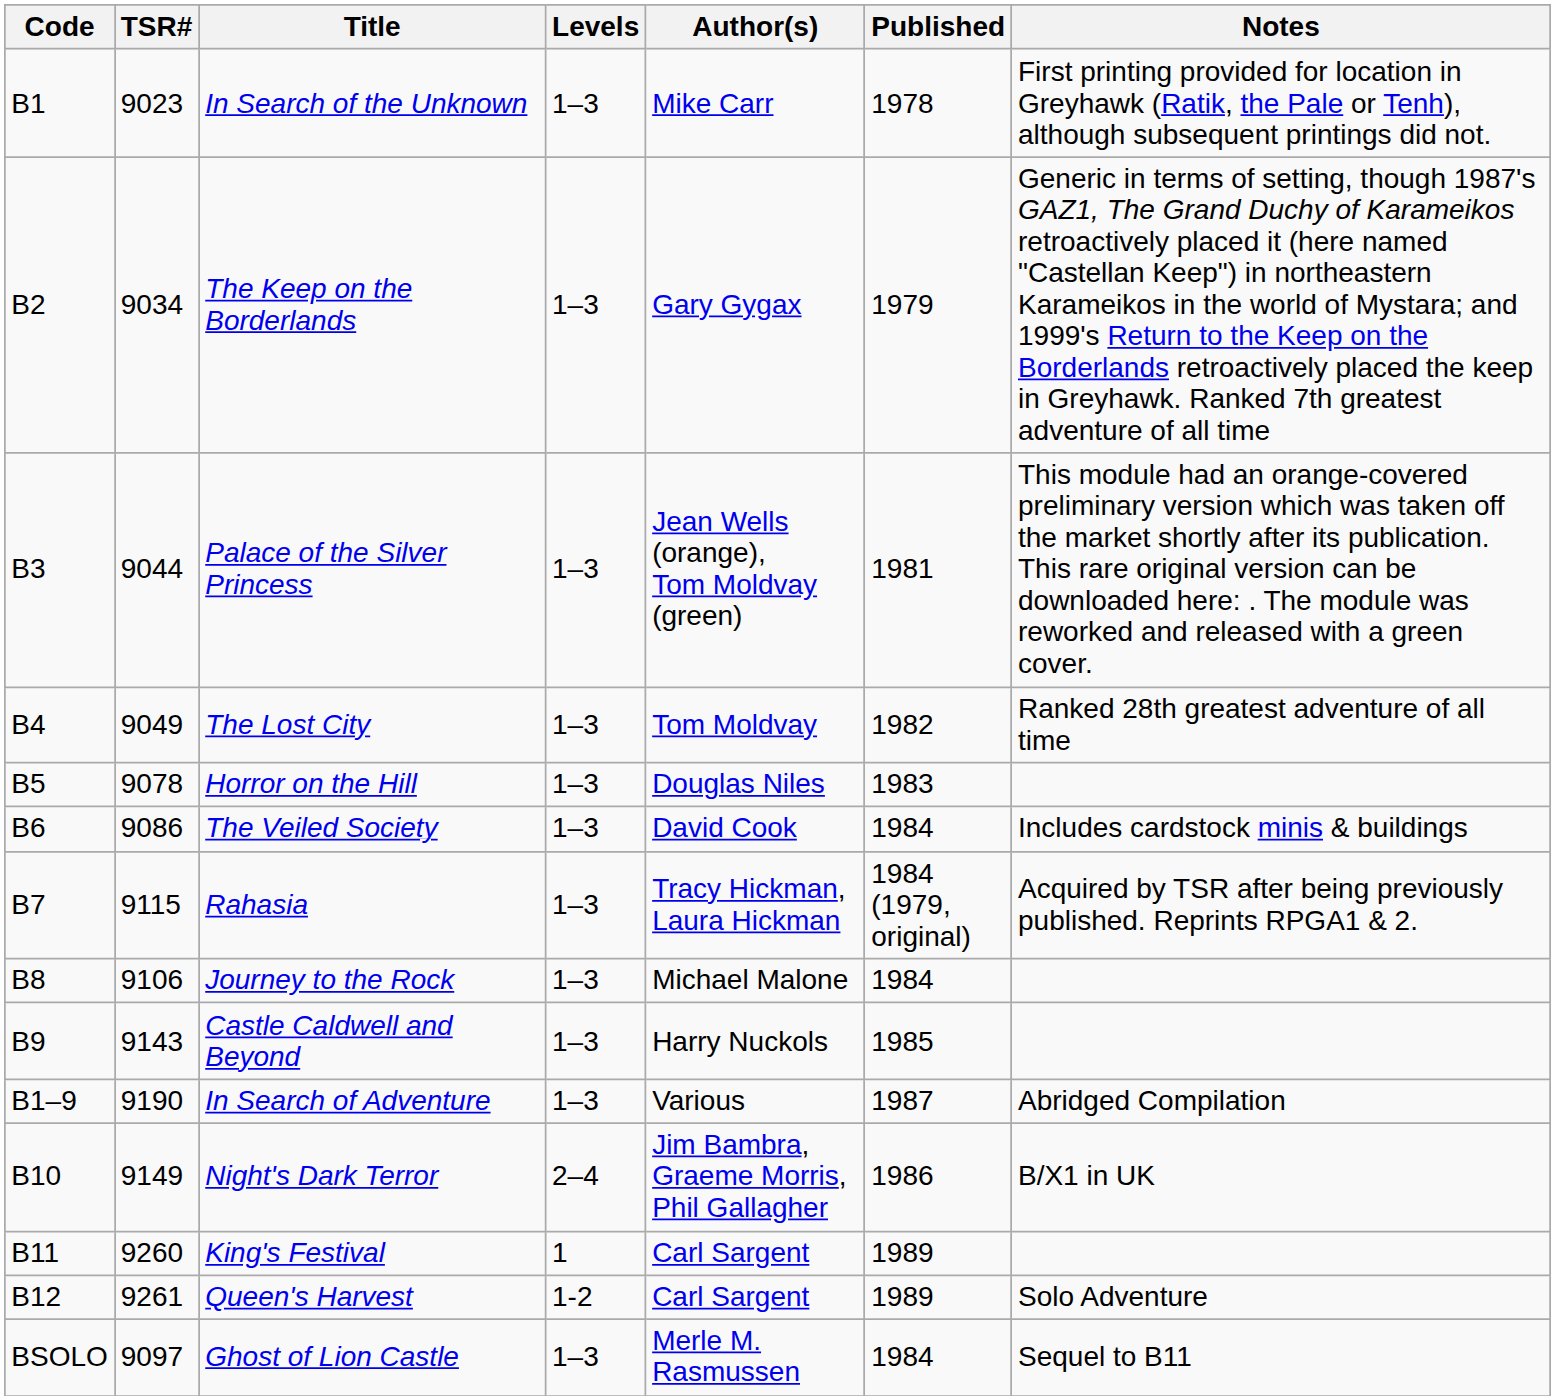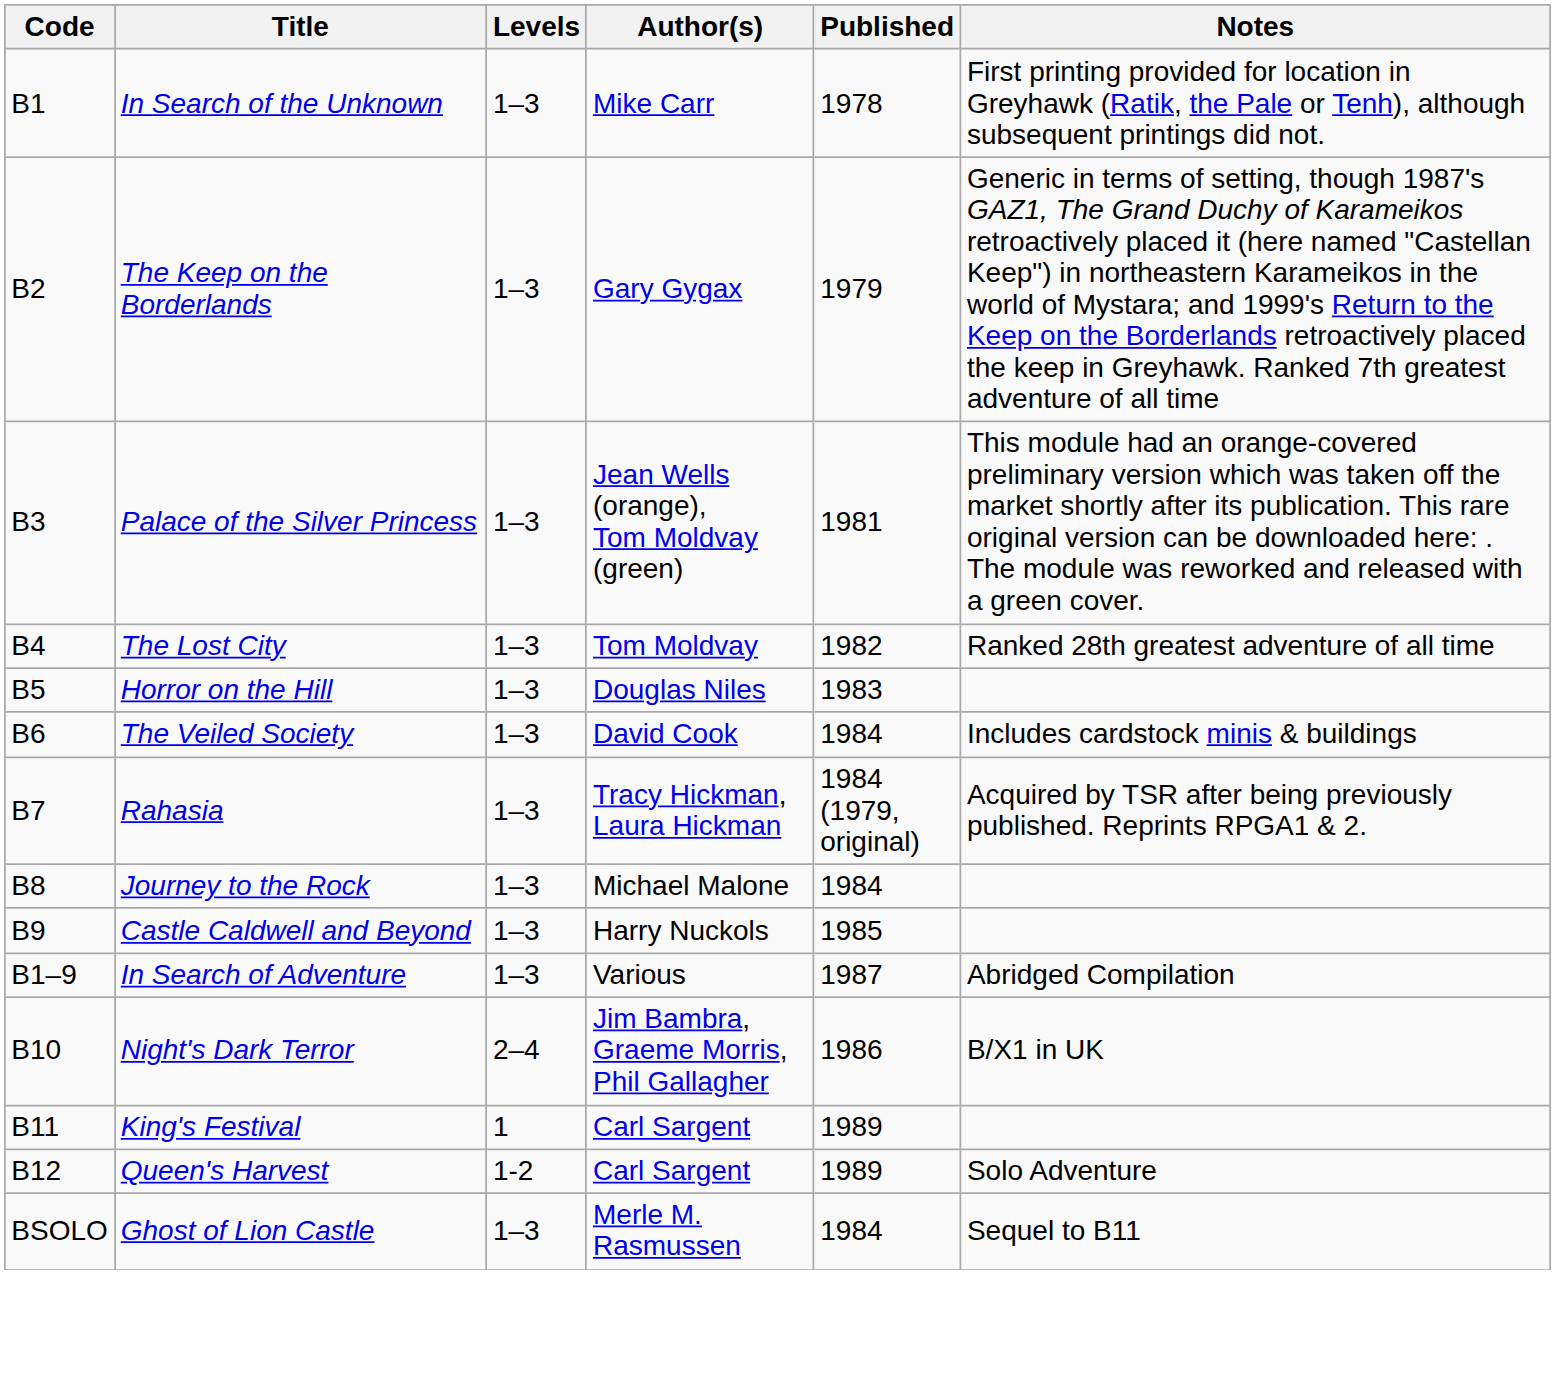- column: (157, 26)
